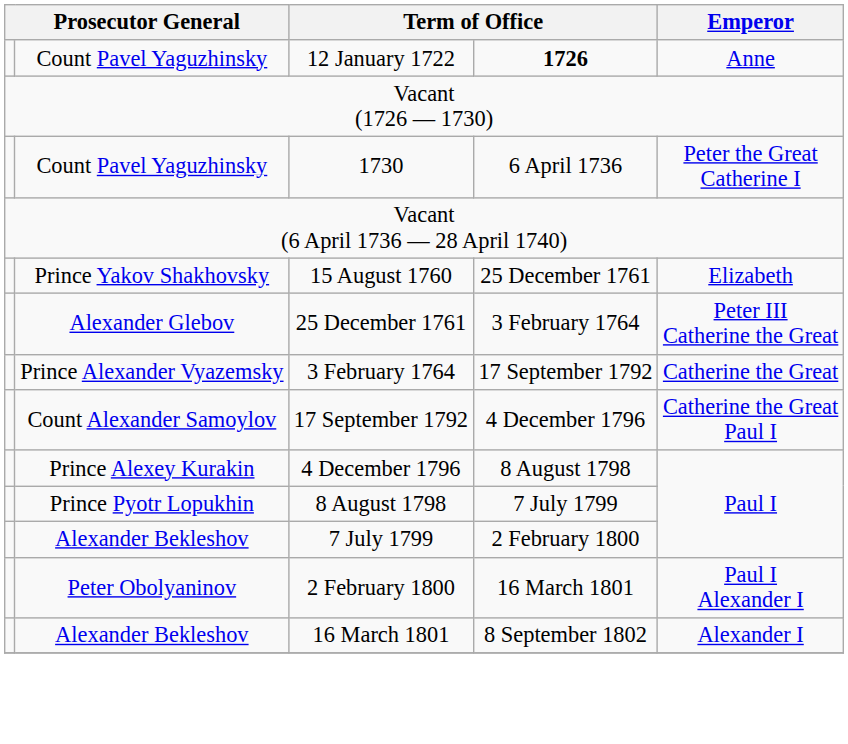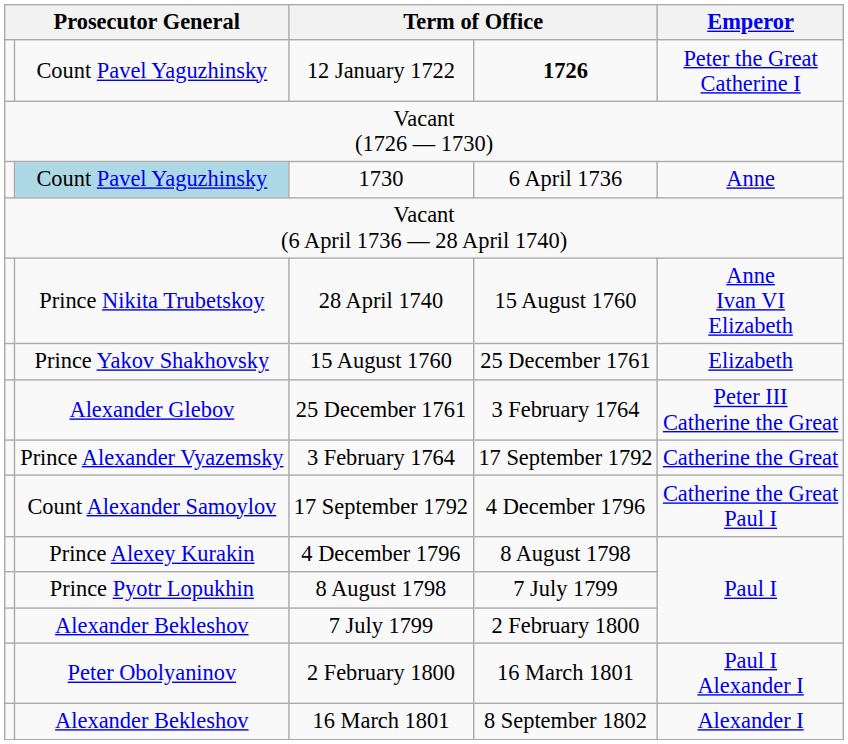(751, 57) Anne -> (751, 70) Peter the Great Catherine I
(152, 166) no background -> (152, 179) lightblue background
(751, 166) Peter the Great Catherine I -> (751, 179) Anne
+ row: (381, 300)
